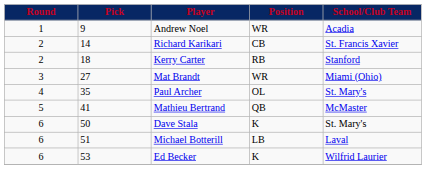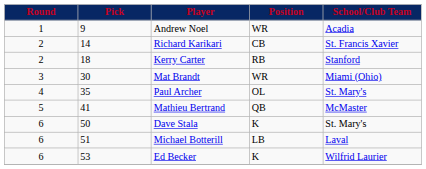(85, 76) 27 -> (85, 76) 30
